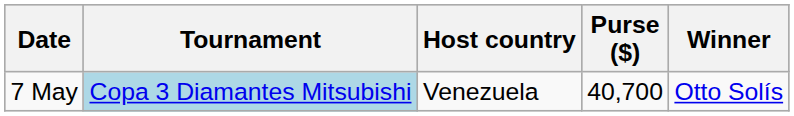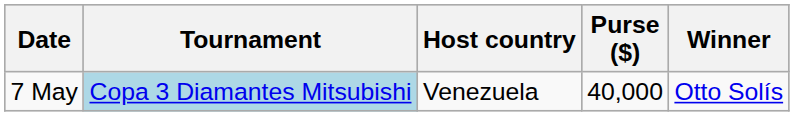(625, 92) 40,700 -> (625, 92) 40,000
